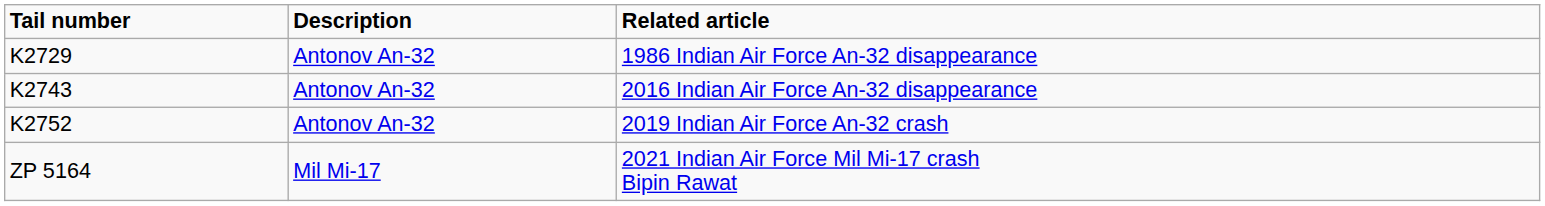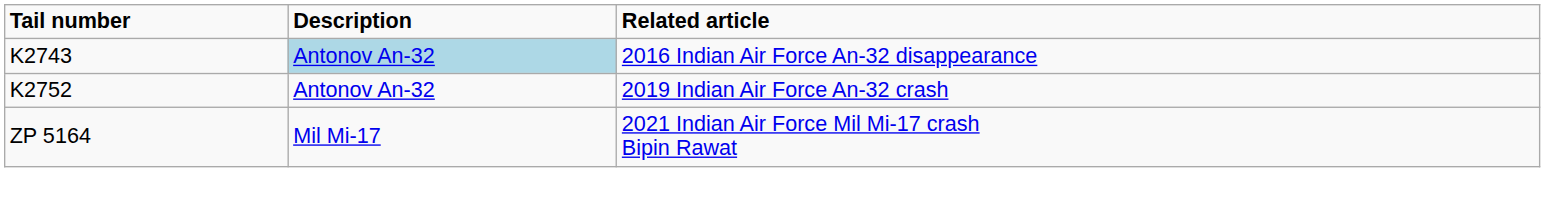- row: (830, 55)
(364, 90) no background -> (364, 55) lightblue background
